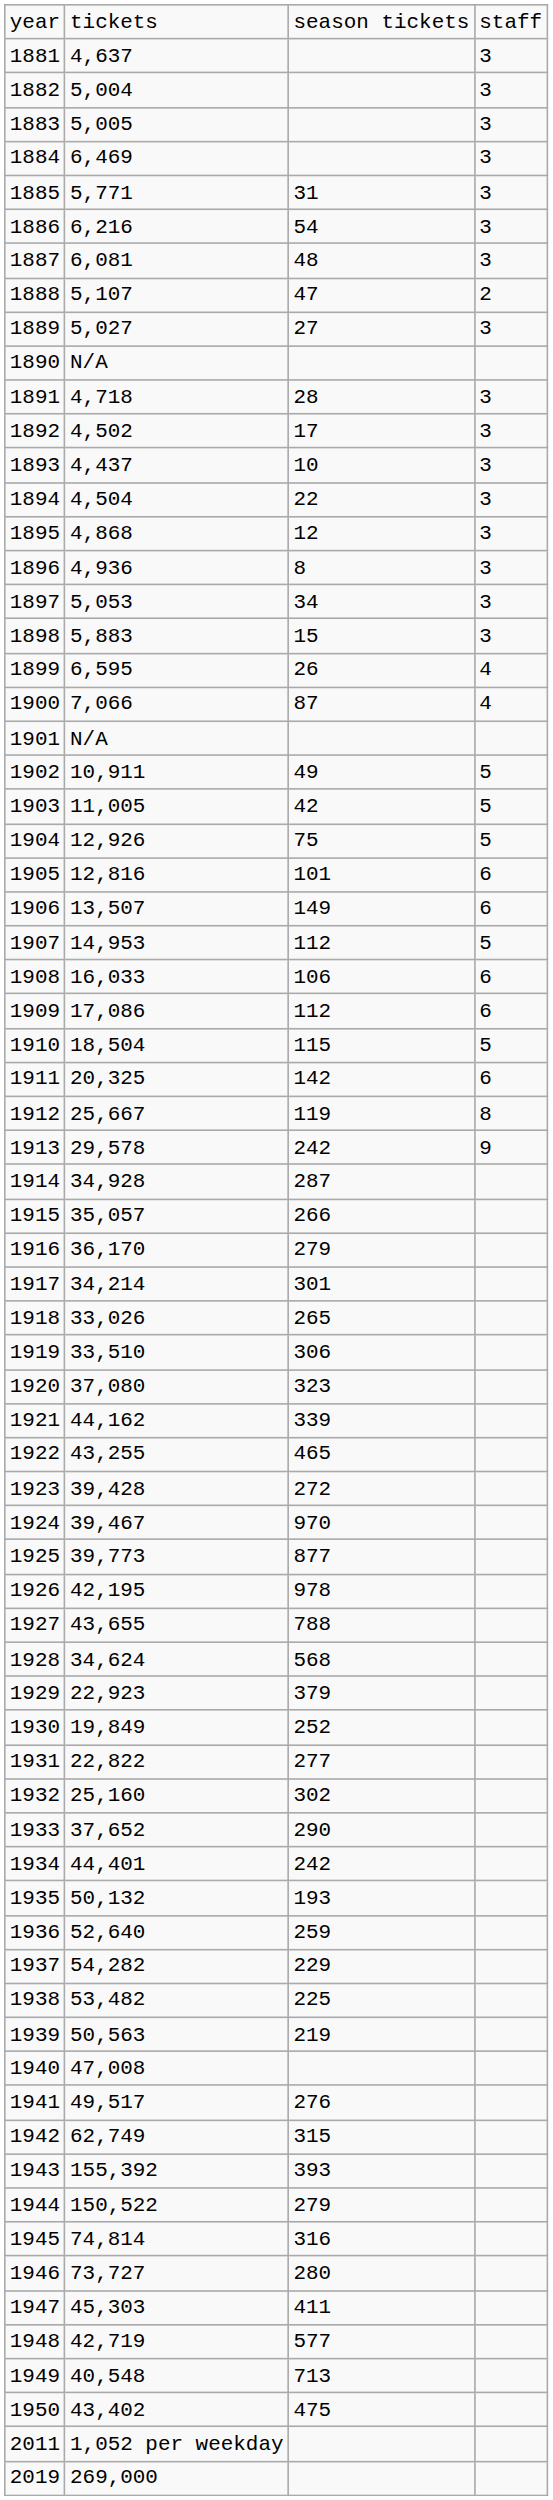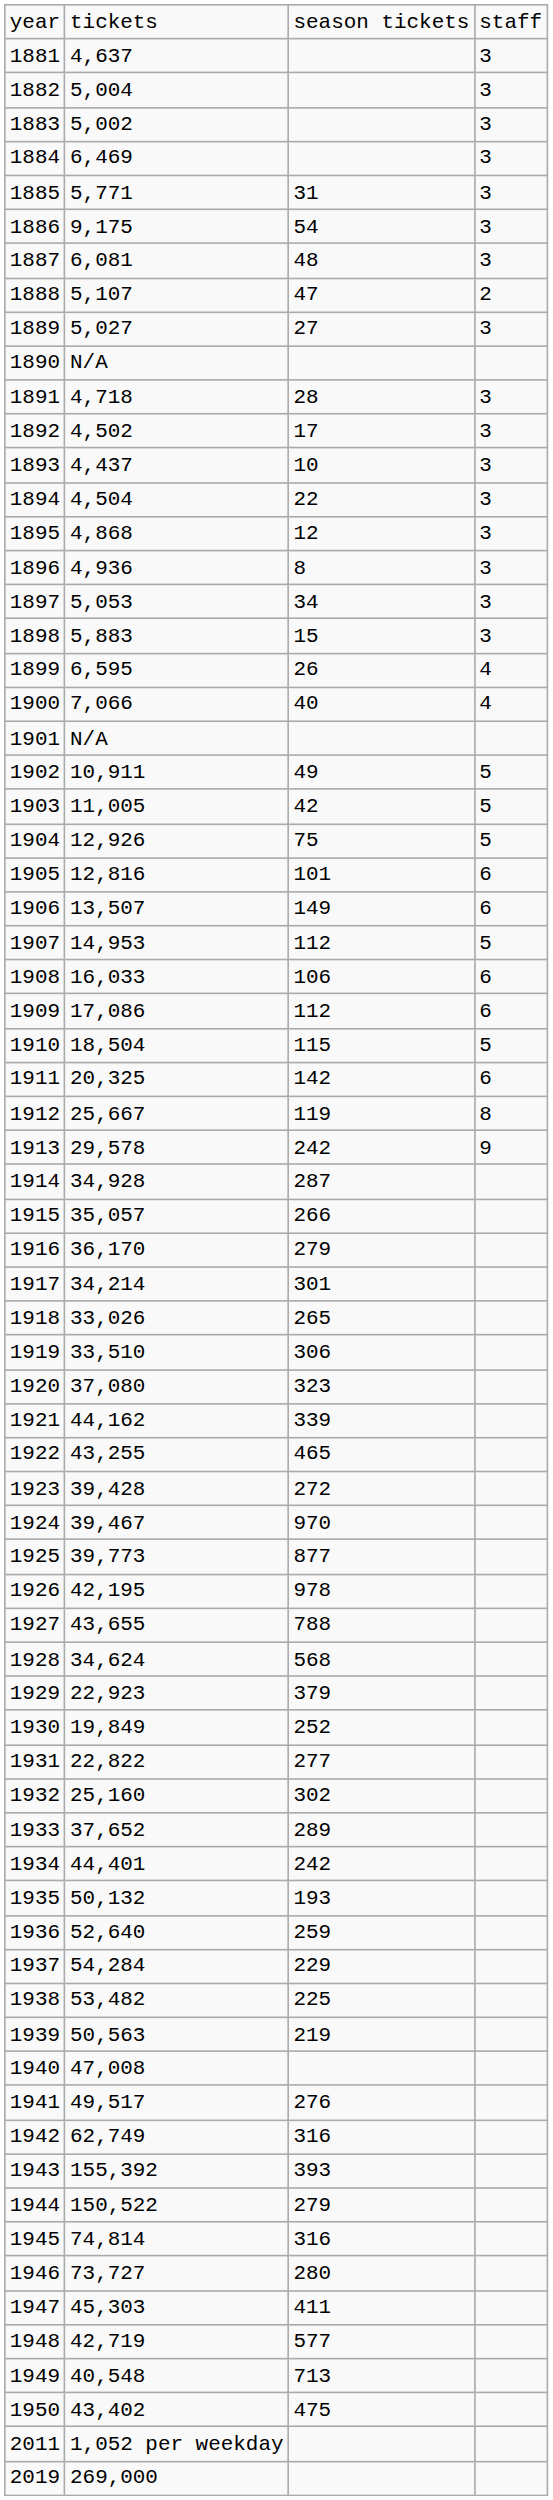(101, 124) 5,005 -> (101, 124) 5,002
(101, 227) 6,216 -> (101, 227) 9,175
(306, 704) 87 -> (306, 704) 40
(312, 1830) 290 -> (312, 1830) 289
(108, 1966) 54,282 -> (108, 1966) 54,284
(312, 2137) 315 -> (312, 2137) 316
